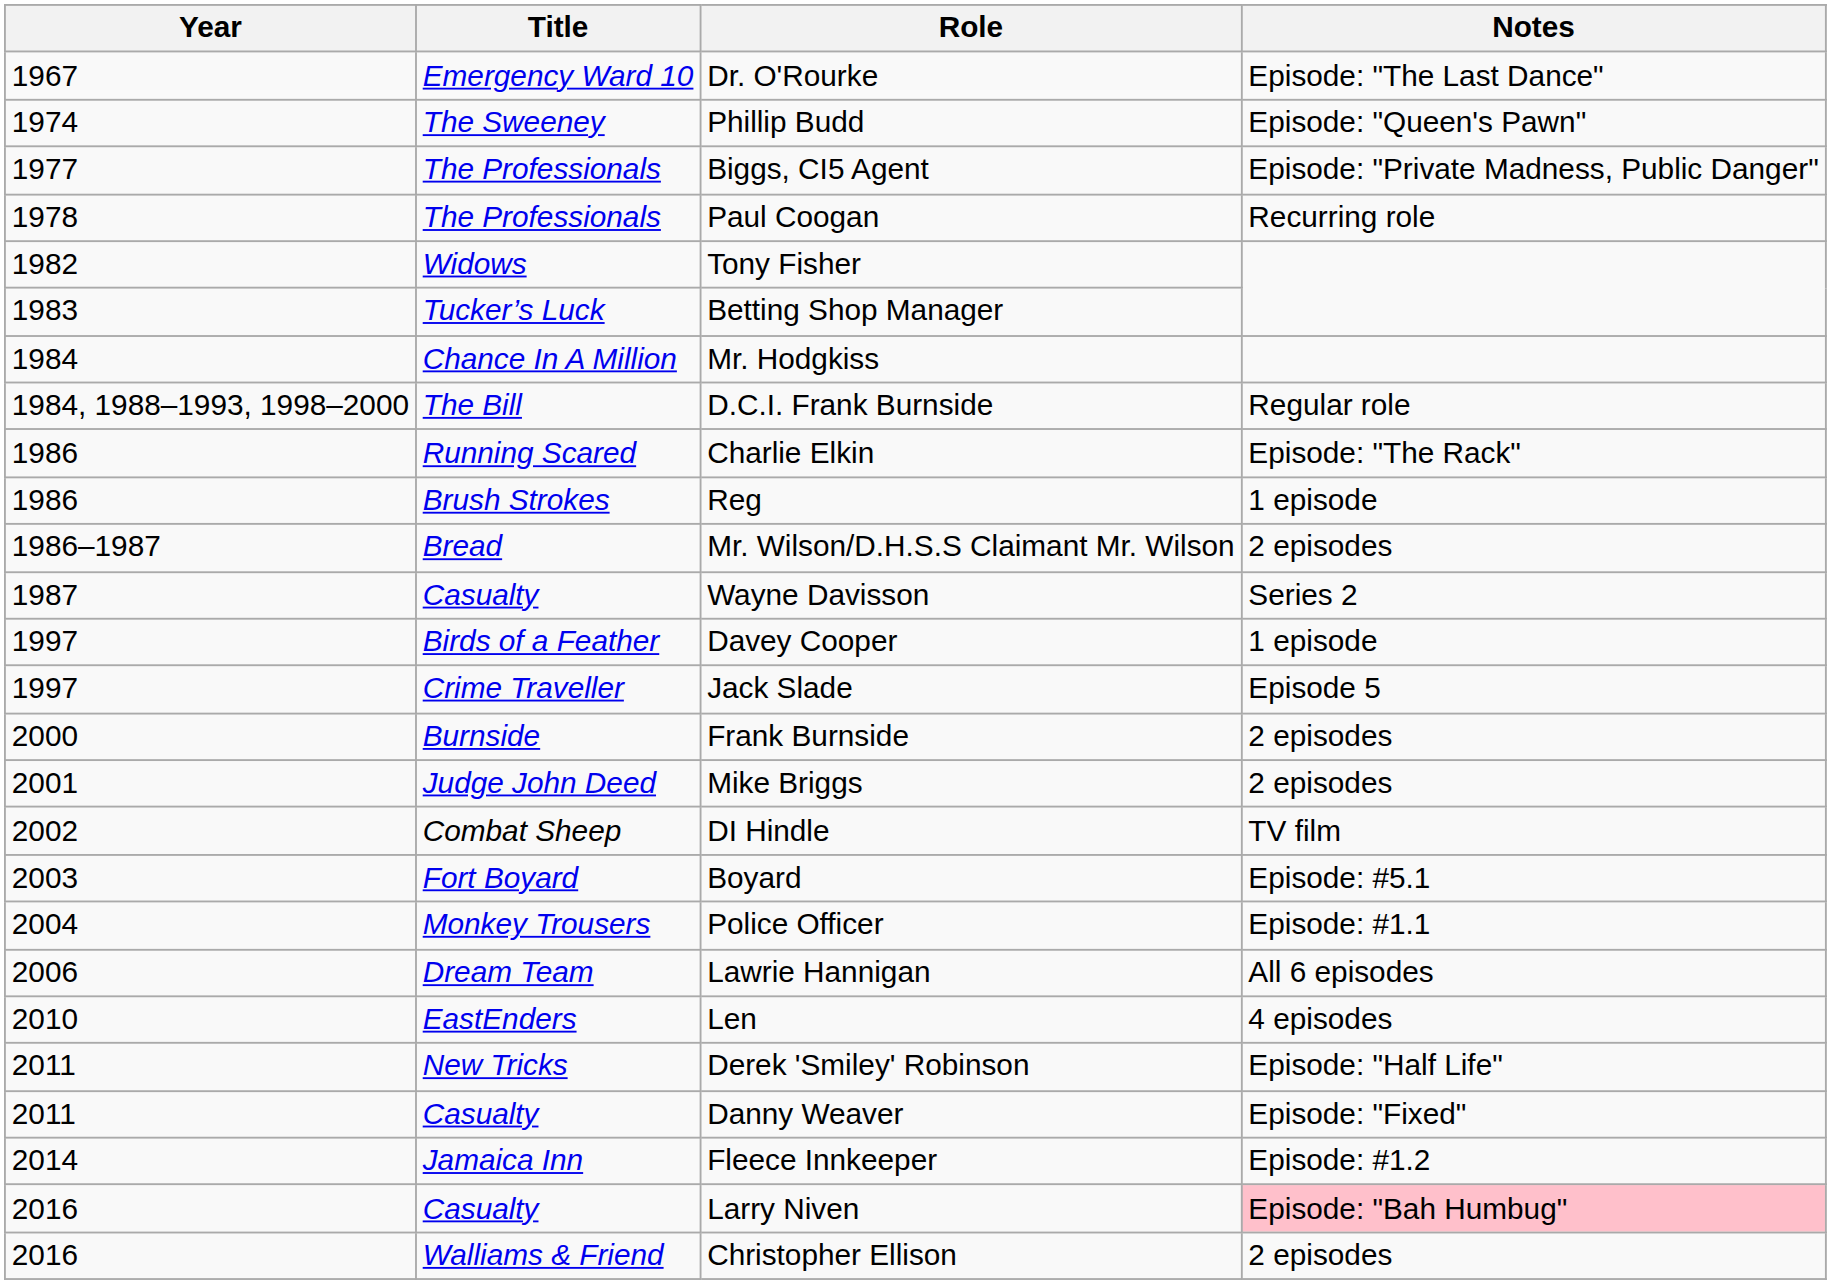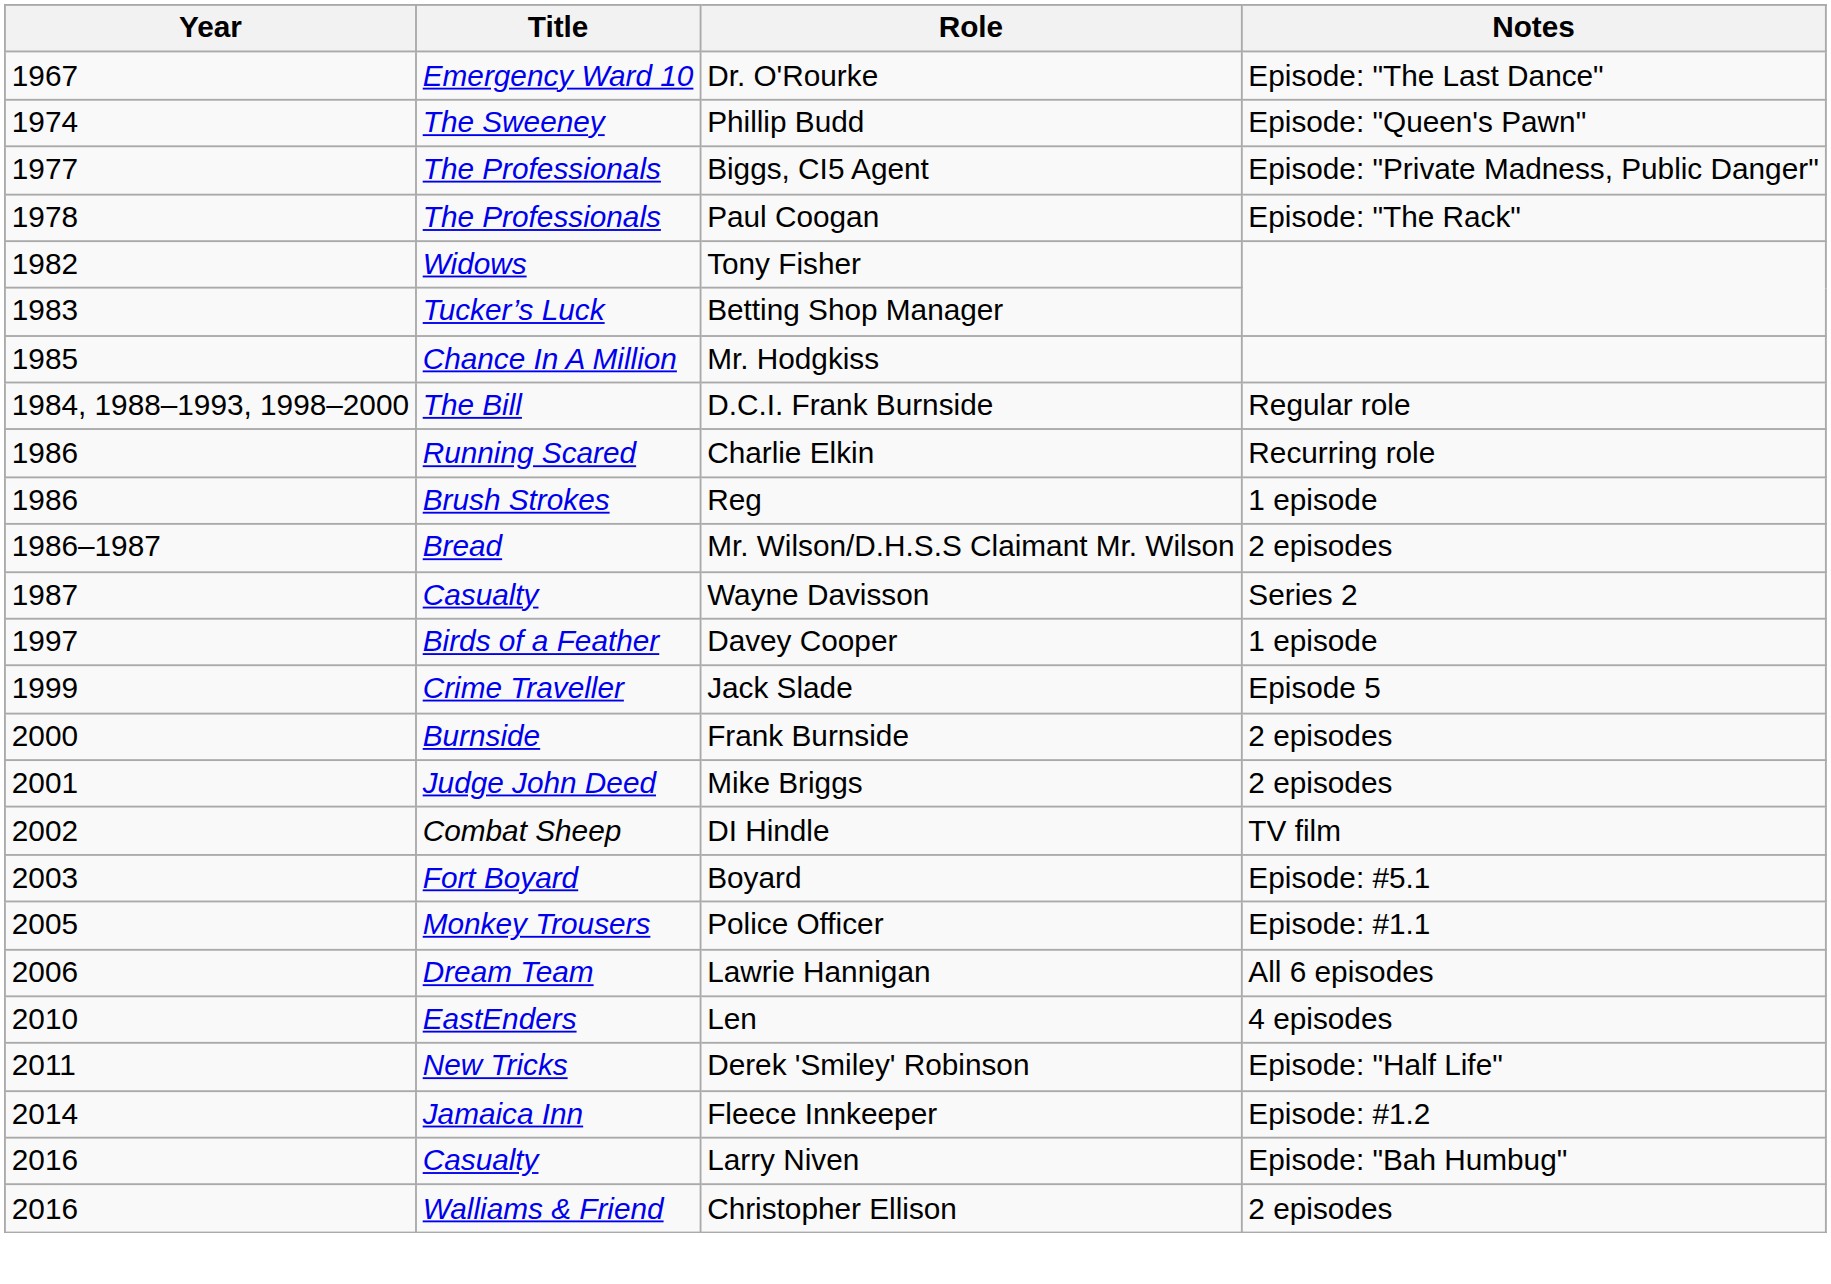(1342, 216) Recurring role -> (1385, 216) Episode: "The Rack"
(45, 358) 1984 -> (45, 358) 1985
(1385, 452) Episode: "The Rack" -> (1342, 452) Recurring role
(45, 688) 1997 -> (45, 688) 1999
(45, 924) 2004 -> (45, 924) 2005
- row: (805, 1113)
(1408, 1208) pink background -> (1408, 1160) no background
